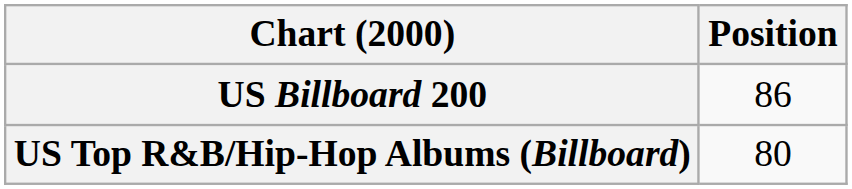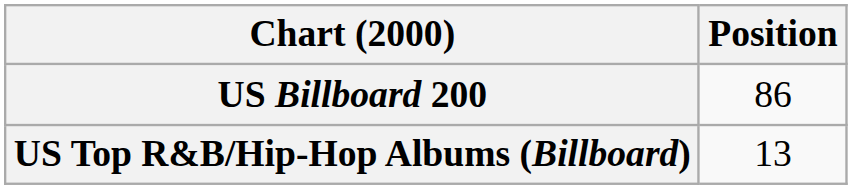(773, 153) 80 -> (773, 153) 13
